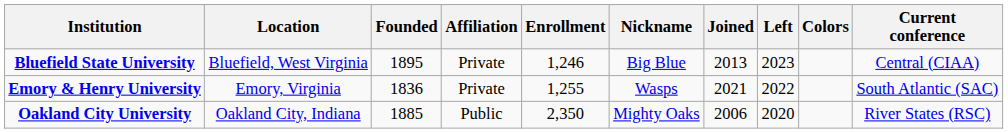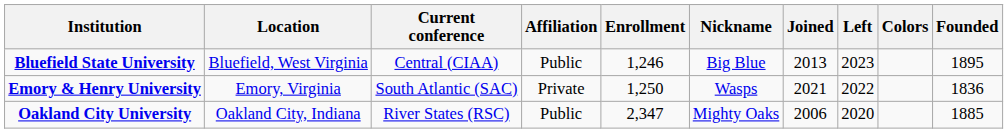columns swapped: (407, 26) <-> (927, 26)
(481, 62) Private -> (561, 62) Public
(565, 88) 1,255 -> (645, 88) 1,250
(565, 114) 2,350 -> (645, 114) 2,347
